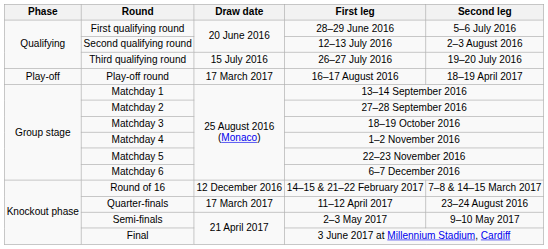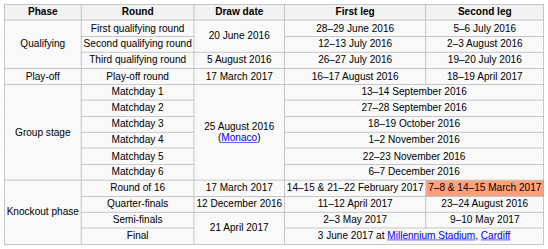(239, 60) 15 July 2016 -> (239, 60) 5 August 2016
(239, 188) 12 December 2016 -> (239, 188) 17 March 2017
(485, 188) no background -> (485, 188) lightsalmon background
(239, 204) 17 March 2017 -> (239, 204) 12 December 2016
